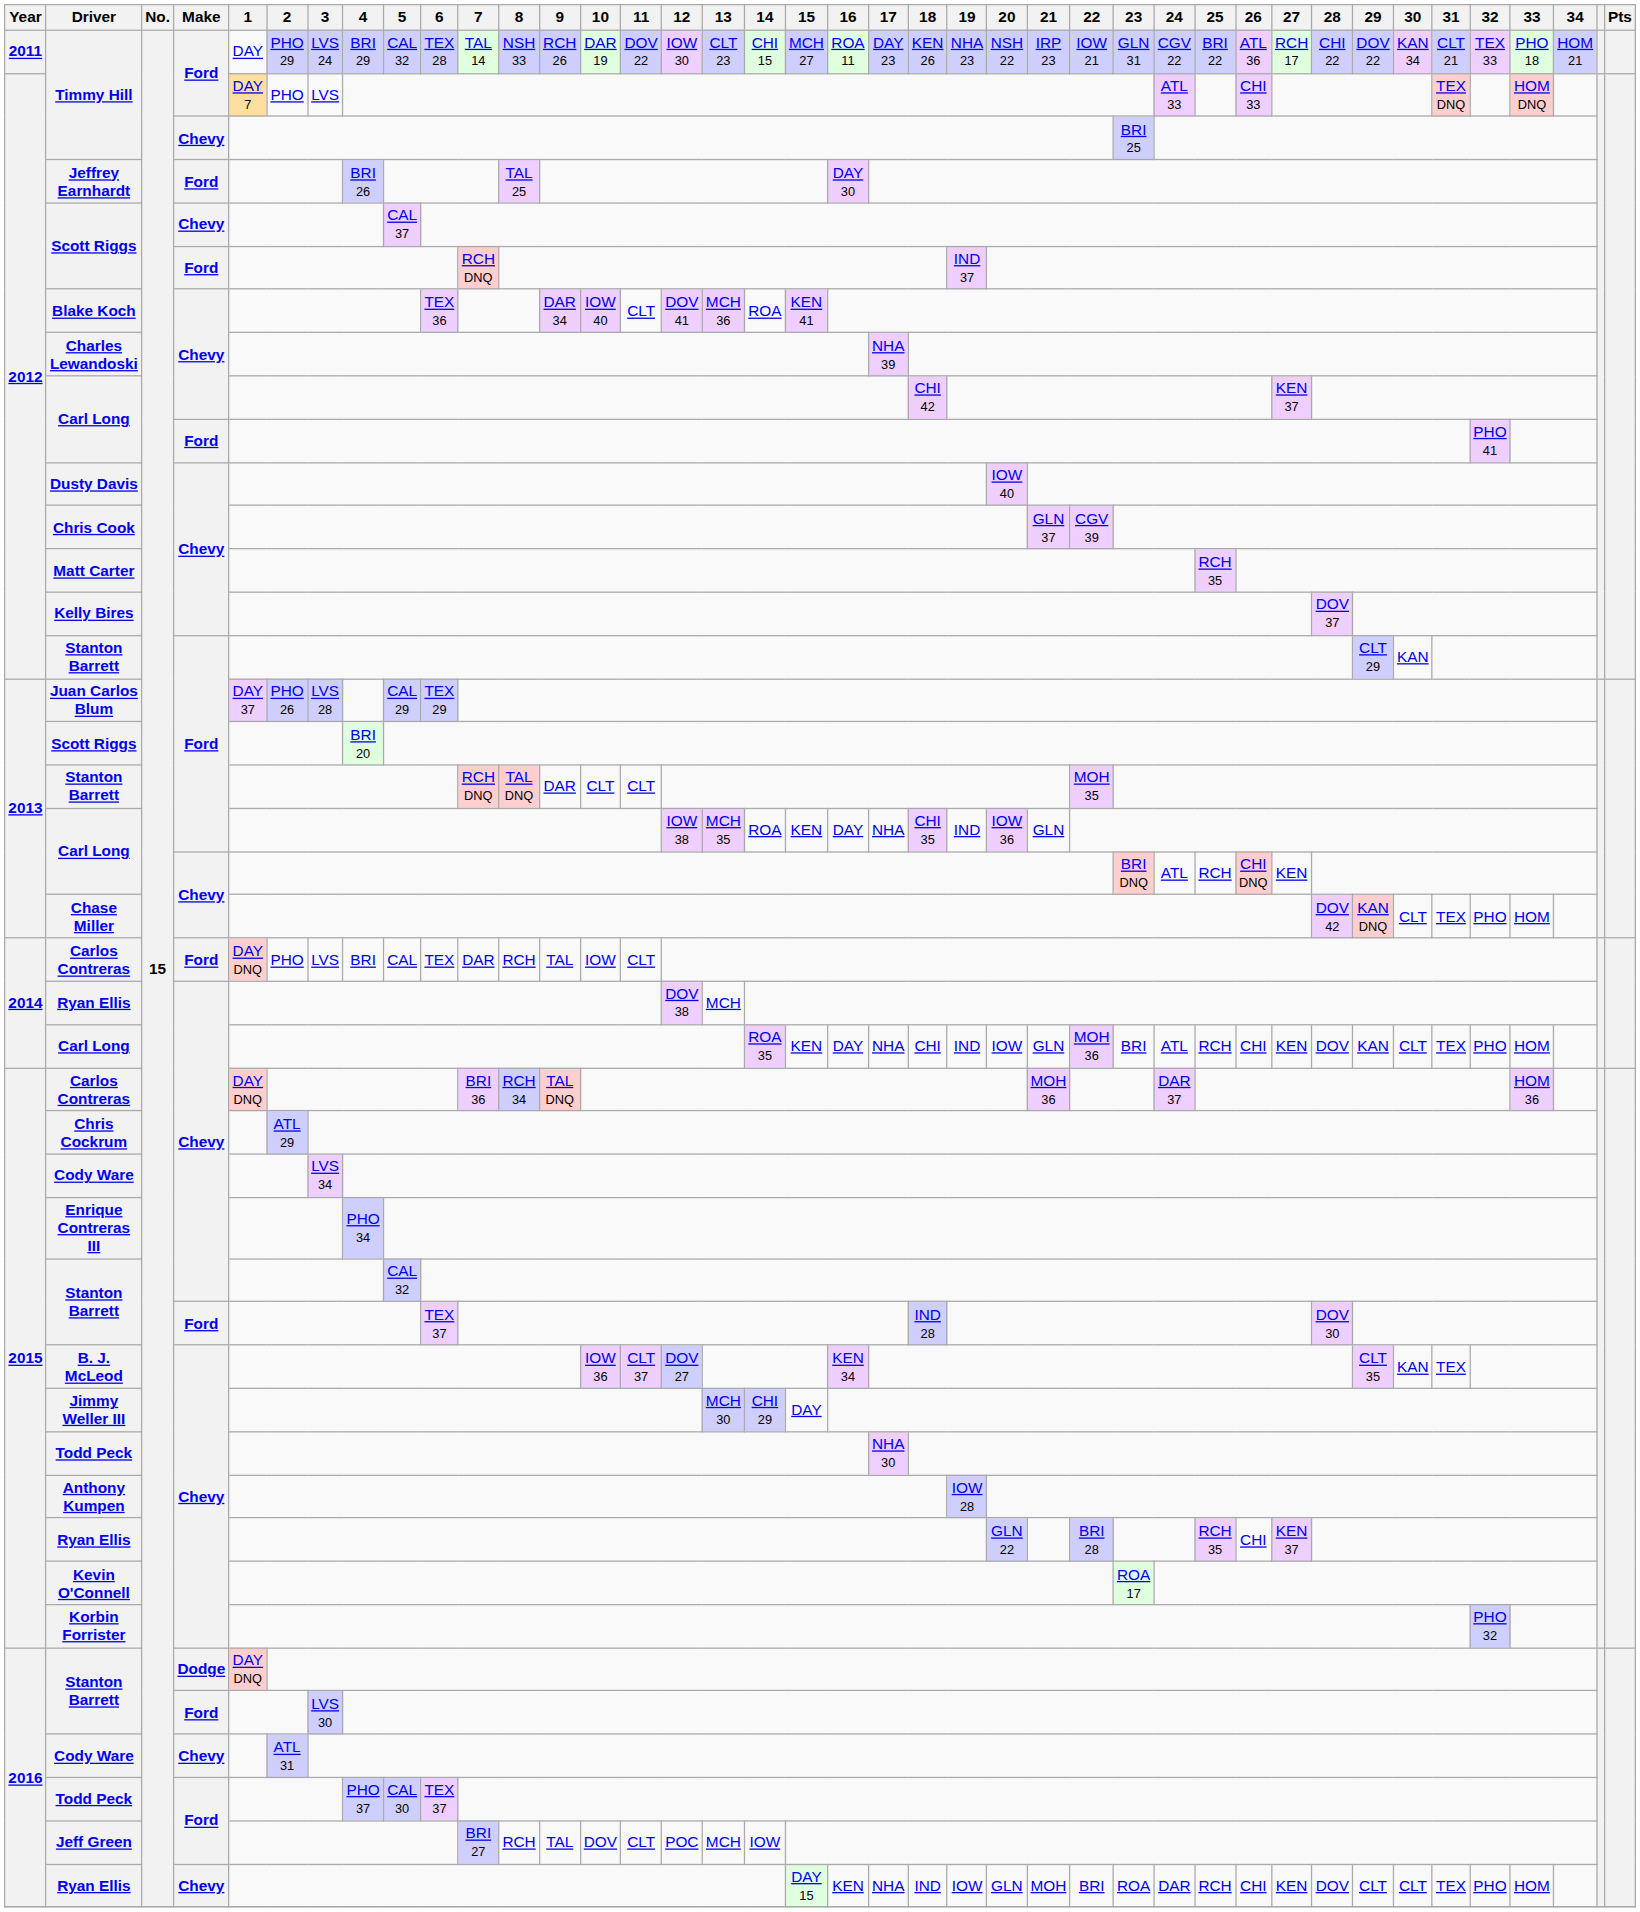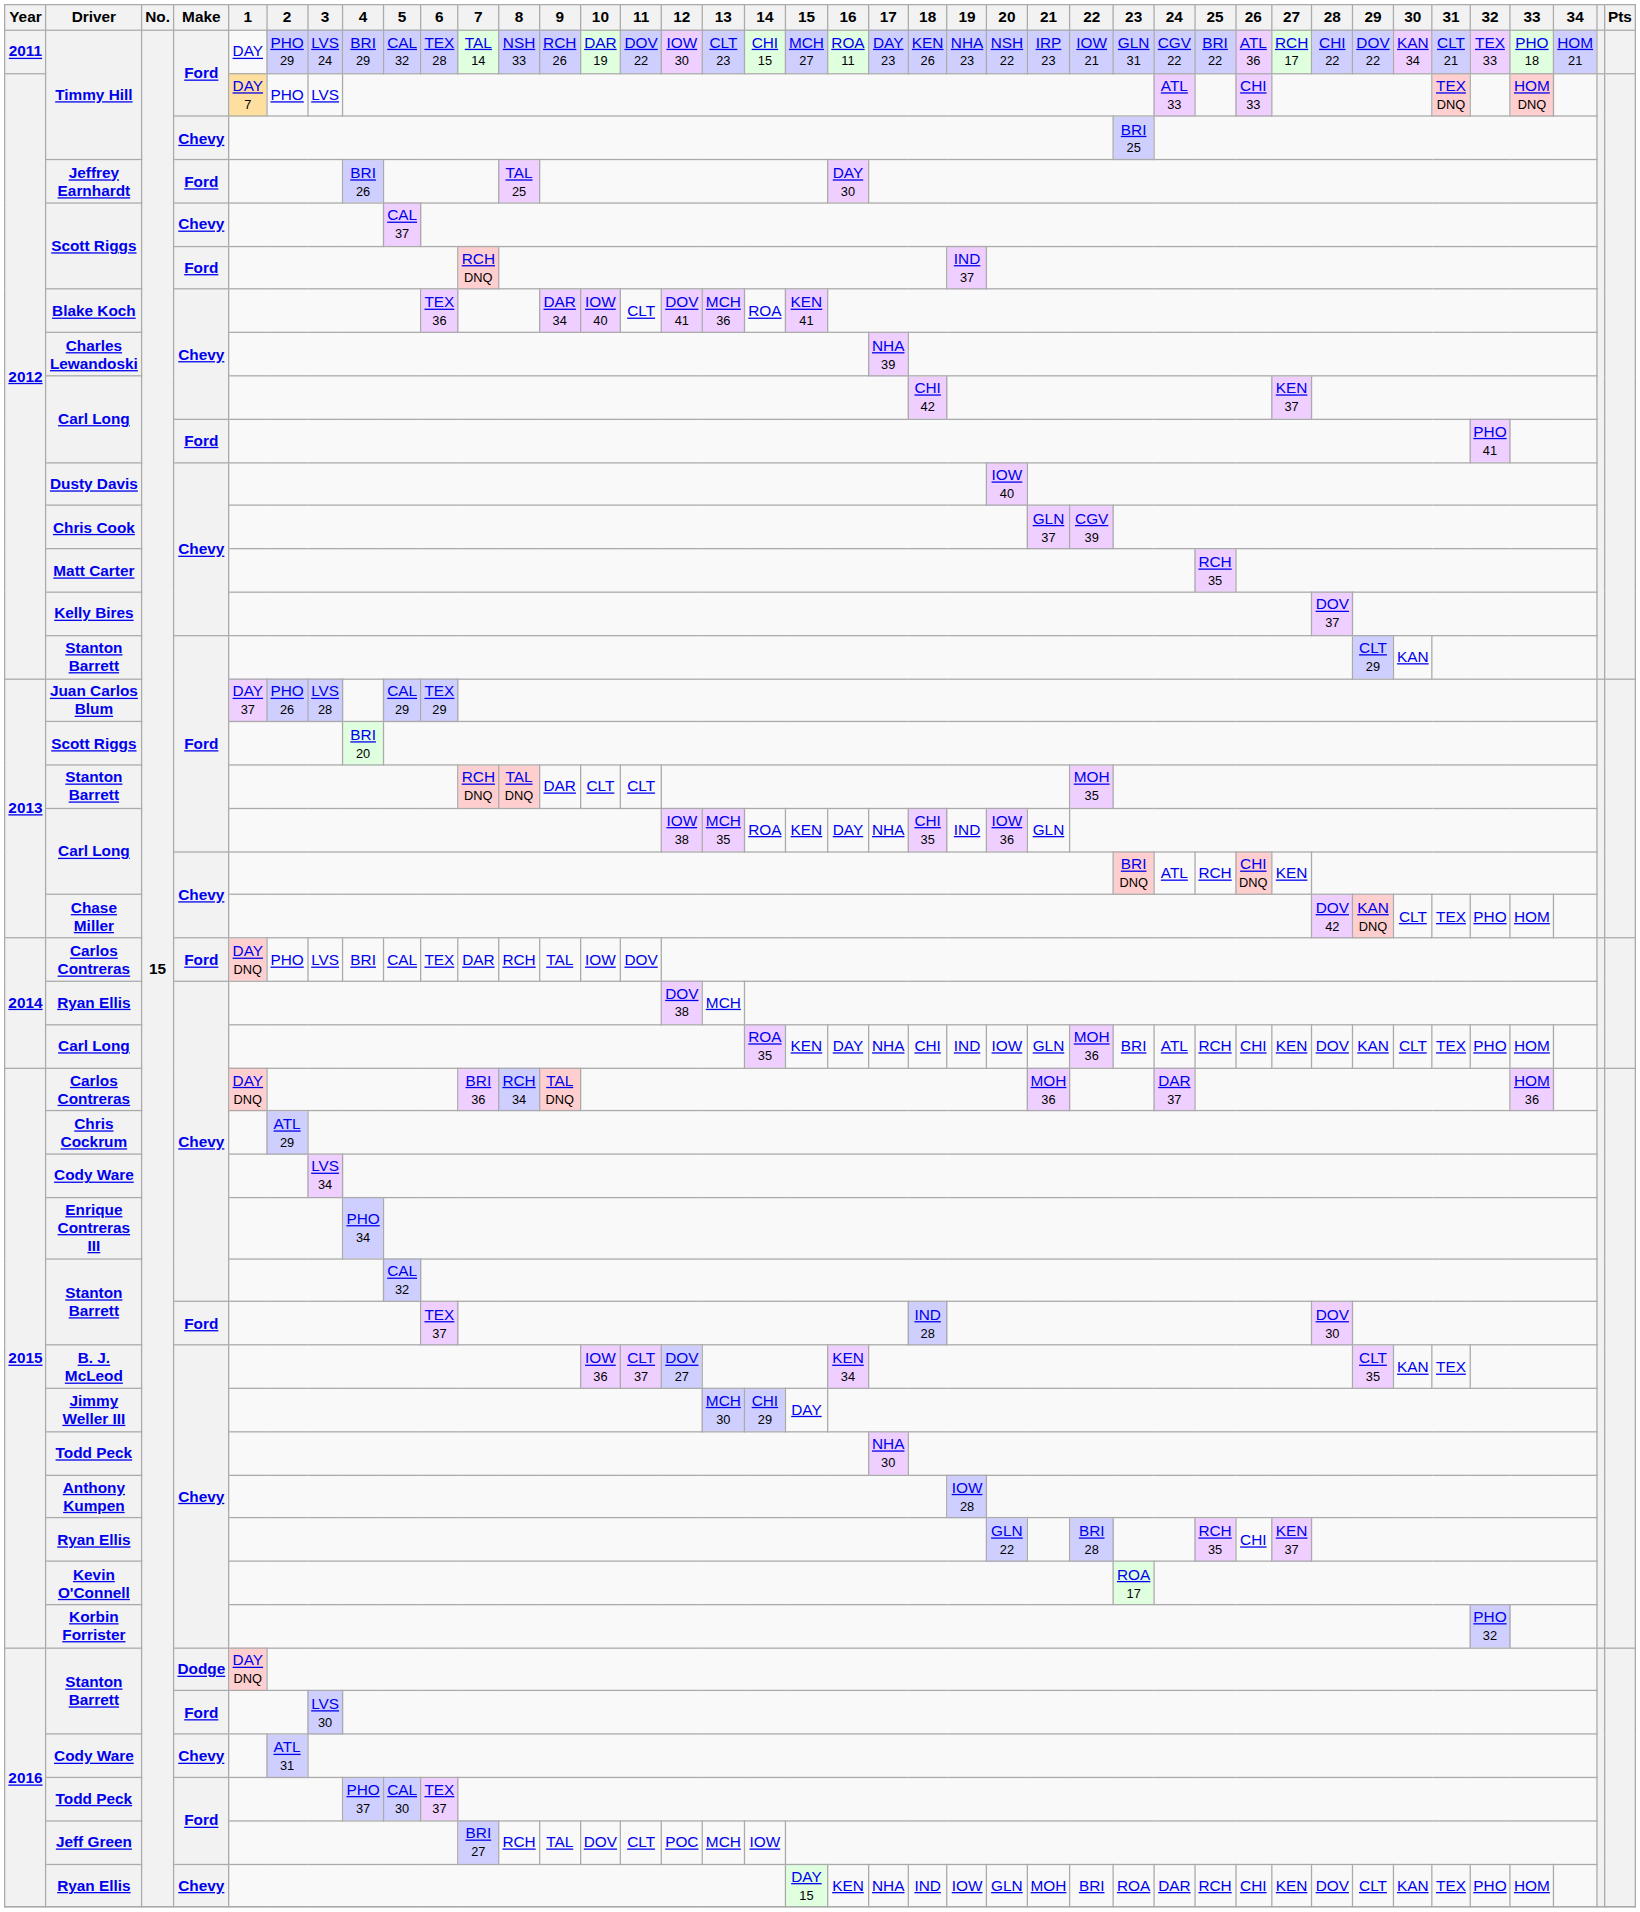(641, 960) CLT -> (641, 960) DOV
(1413, 1886) CLT -> (1413, 1886) KAN
